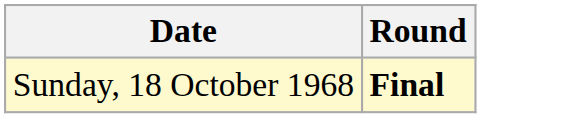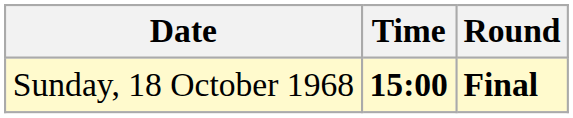+ column: (409, 31)
